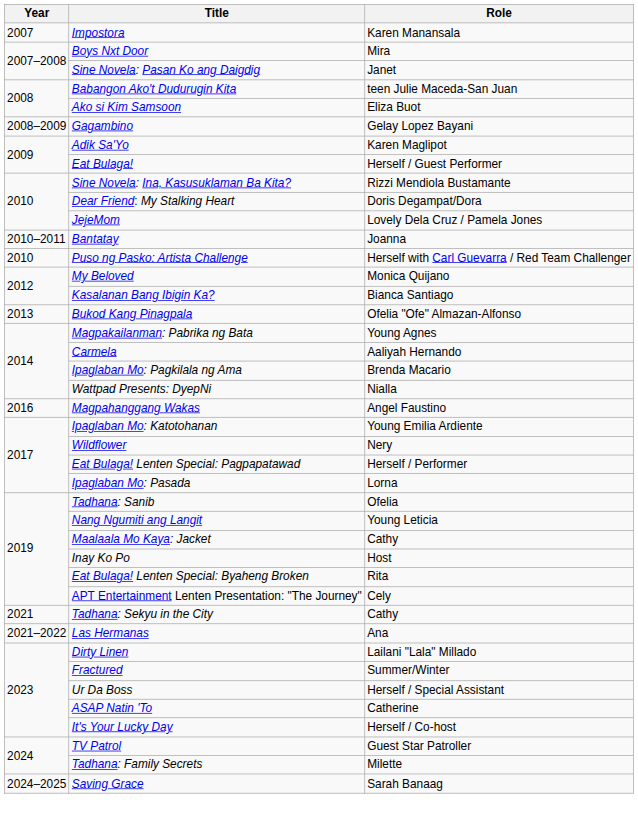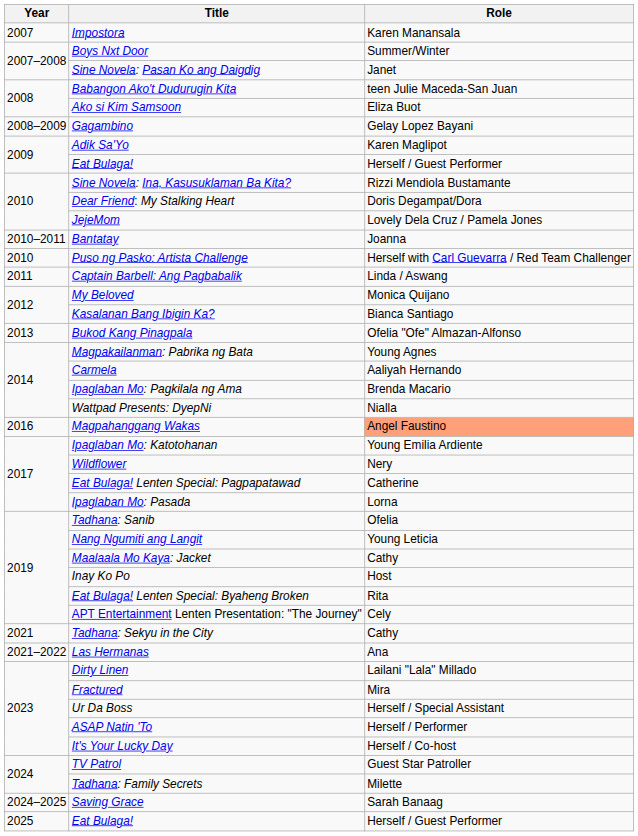(379, 51) Mira -> (408, 51) Summer/Winter
+ row: (20, 276)
(407, 408) no background -> (407, 426) lightsalmon background
(417, 464) Herself / Performer -> (393, 483) Catherine
(408, 671) Summer/Winter -> (379, 689) Mira
(393, 708) Catherine -> (417, 727) Herself / Performer
+ row: (20, 821)
